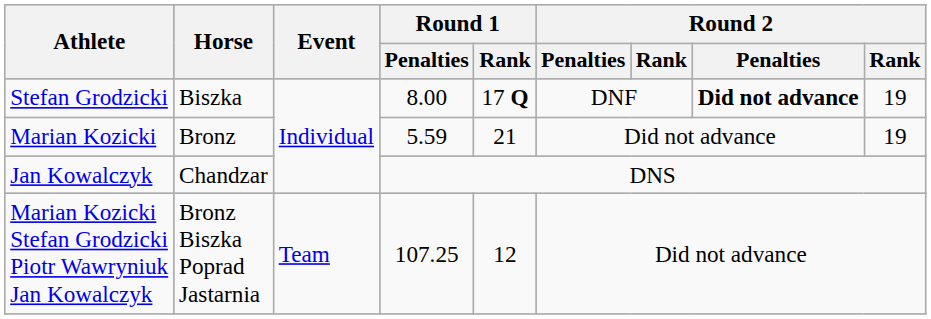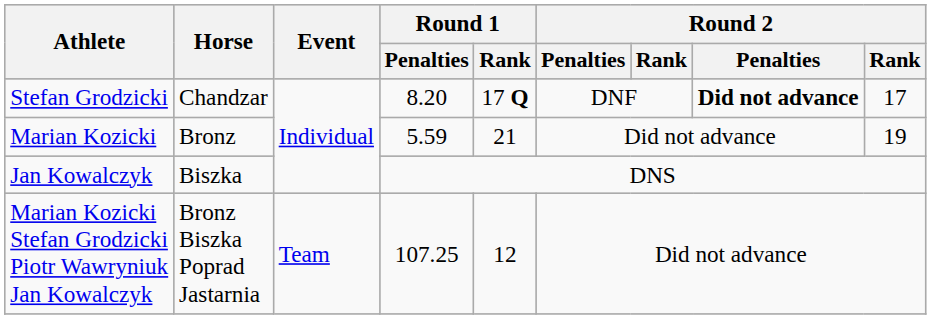(211, 98) Biszka -> (223, 98) Chandzar
(427, 98) 8.00 -> (427, 98) 8.20
(895, 98) 19 -> (895, 98) 17
(223, 174) Chandzar -> (211, 174) Biszka
